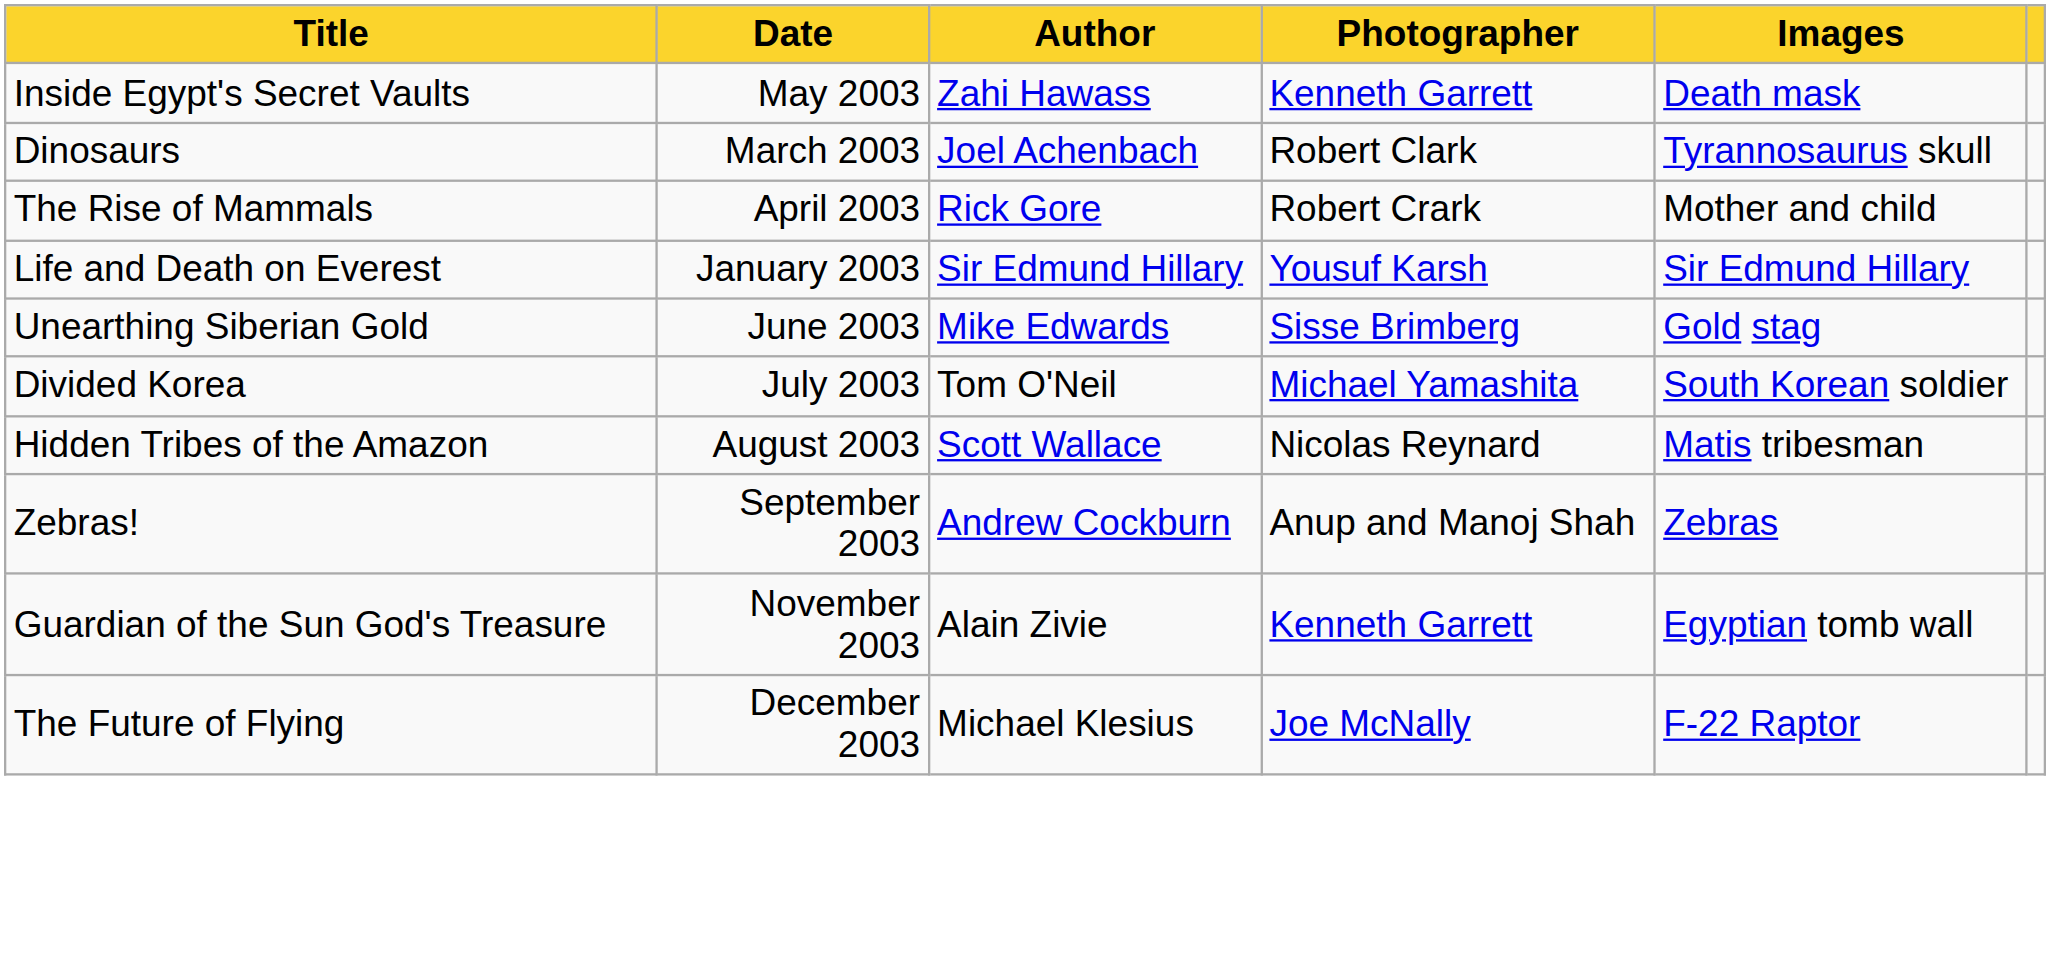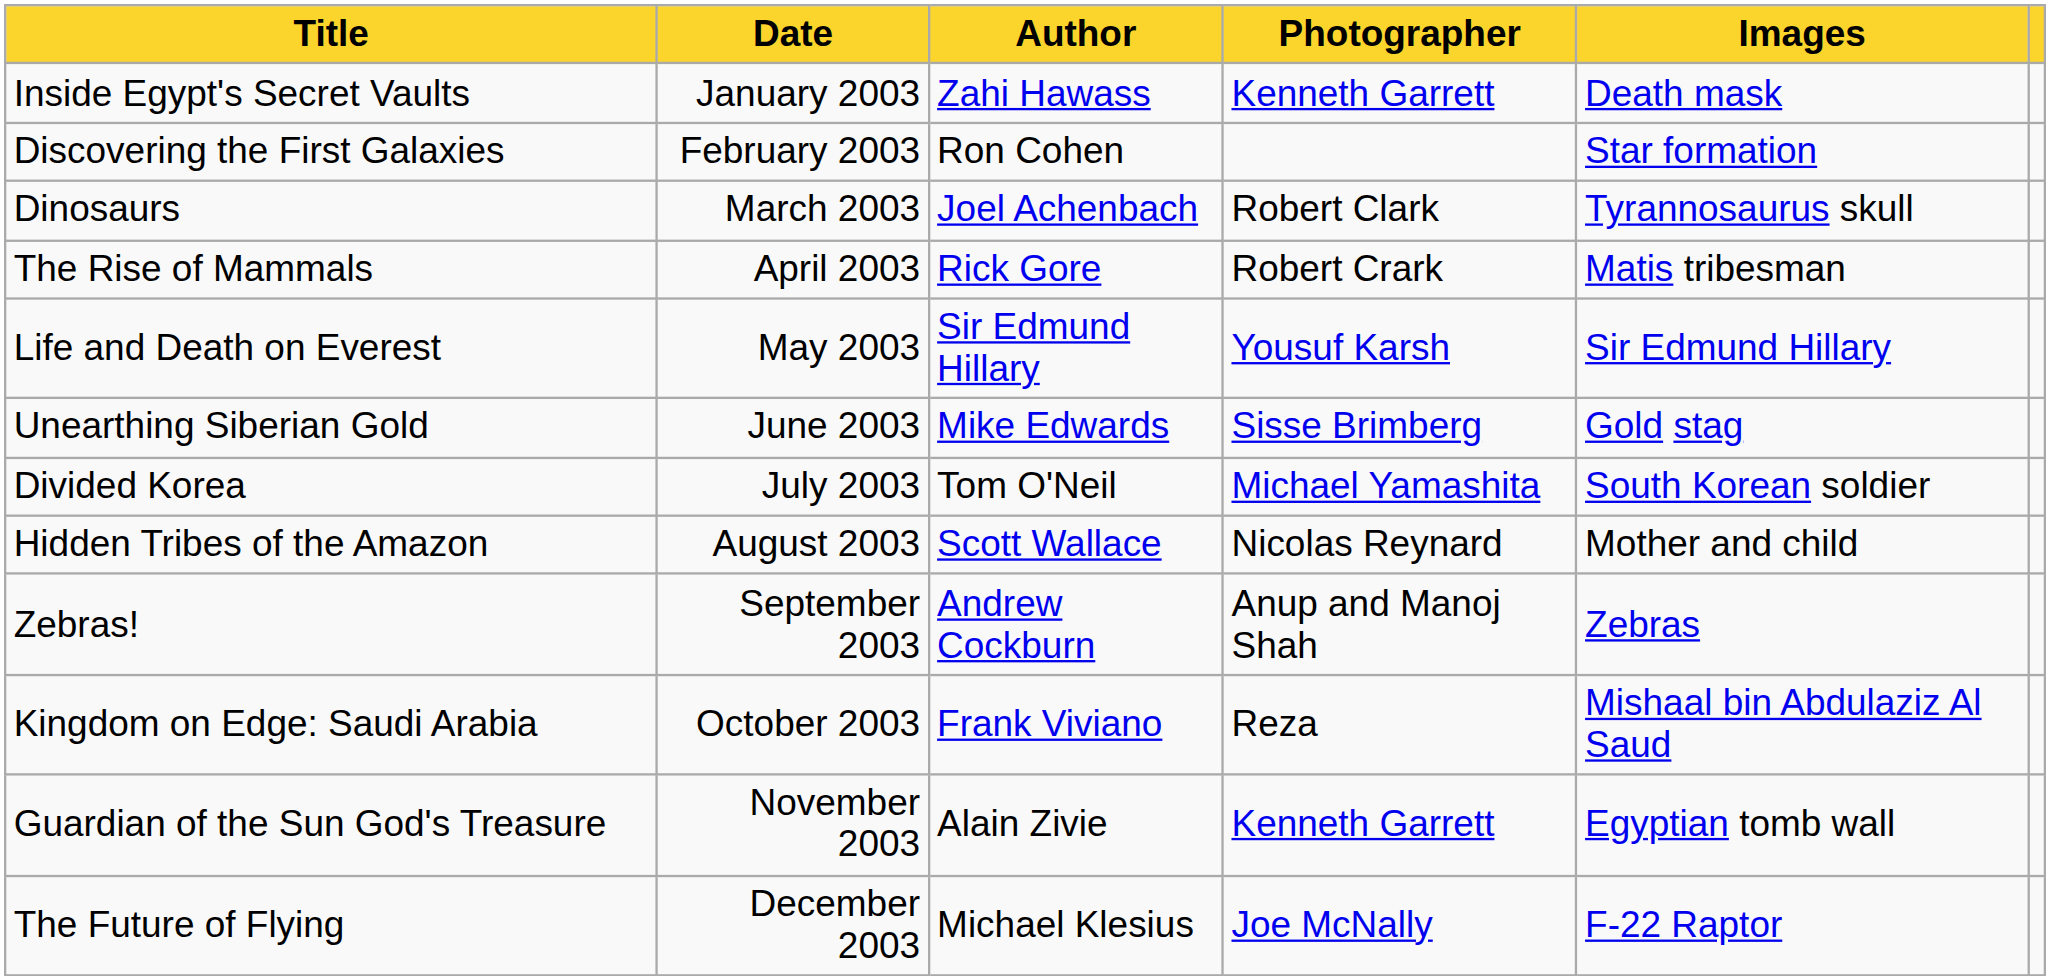(839, 92) May 2003 -> (808, 92) January 2003
+ row: (259, 151)
(1800, 209) Mother and child -> (1715, 268) Matis tribesman
(808, 268) January 2003 -> (839, 347) May 2003
(1794, 444) Matis tribesman -> (1722, 544) Mother and child
+ row: (276, 723)
